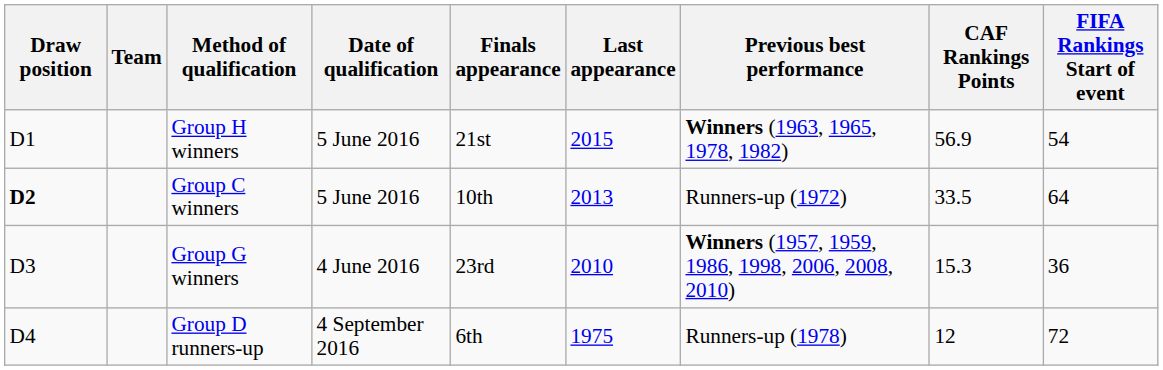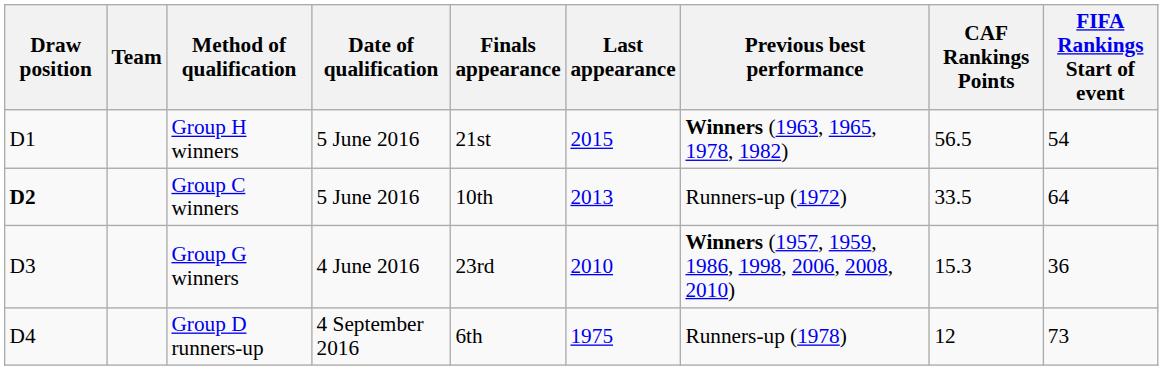(953, 138) 56.9 -> (953, 138) 56.5
(1058, 335) 72 -> (1058, 335) 73
